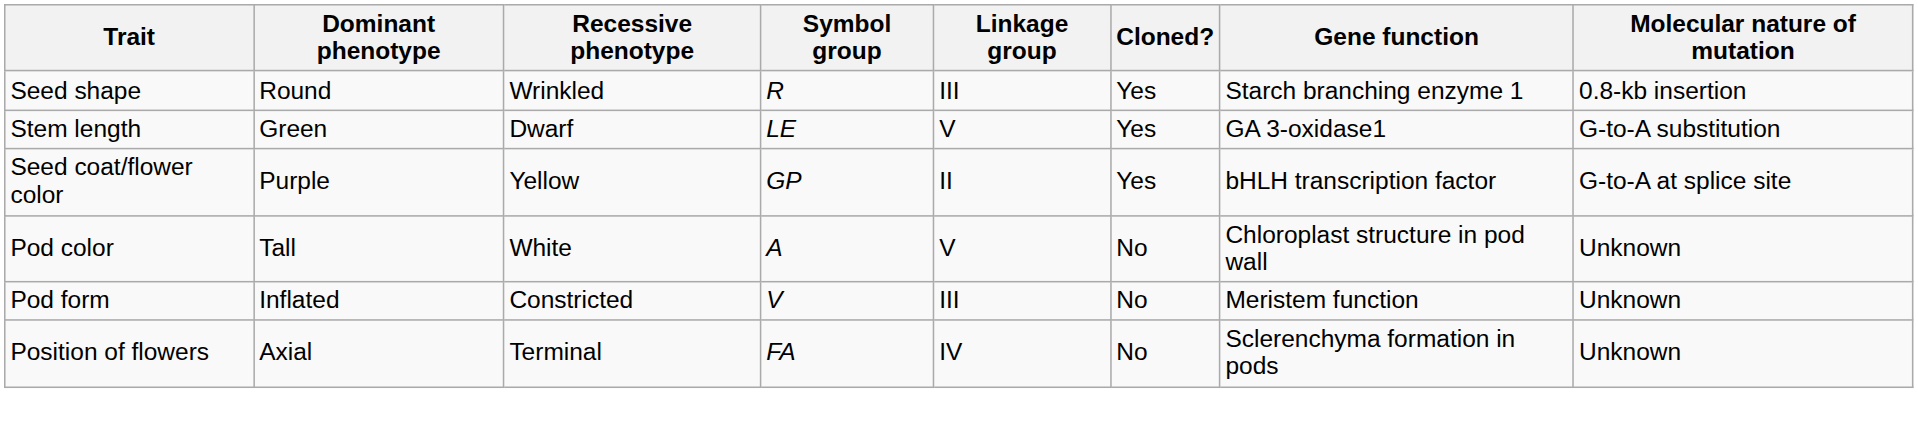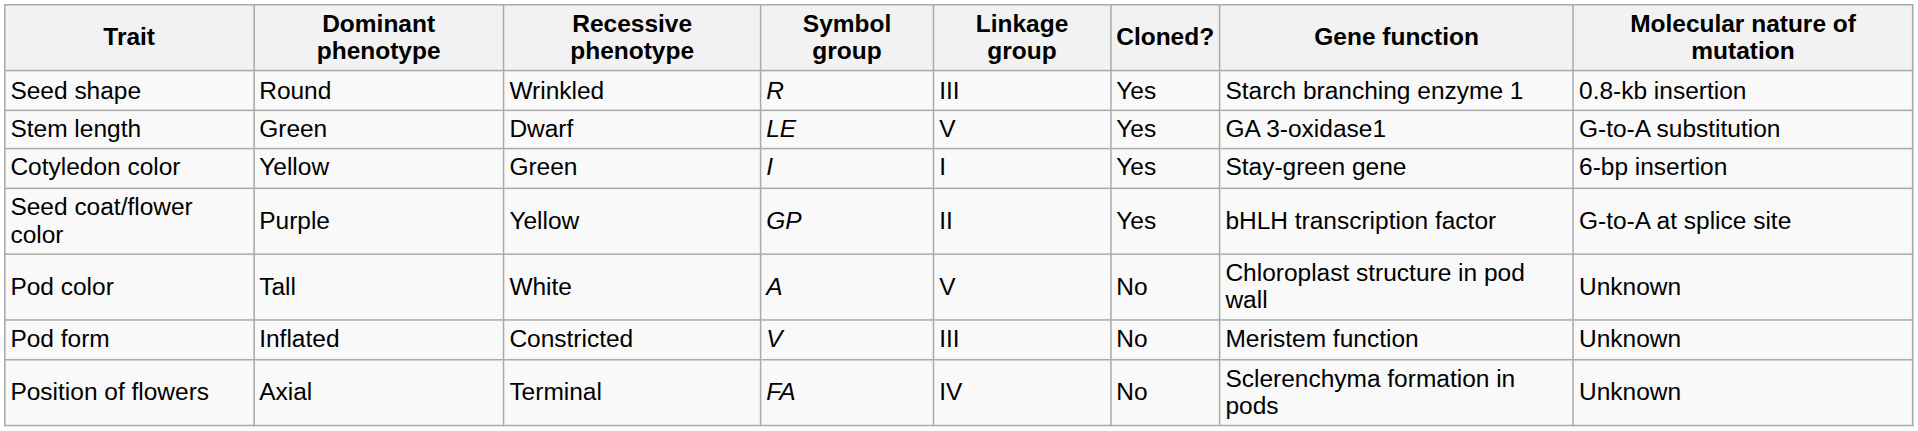+ row: (95, 167)
